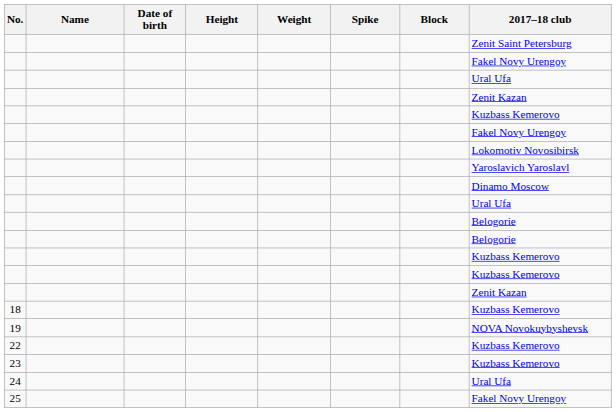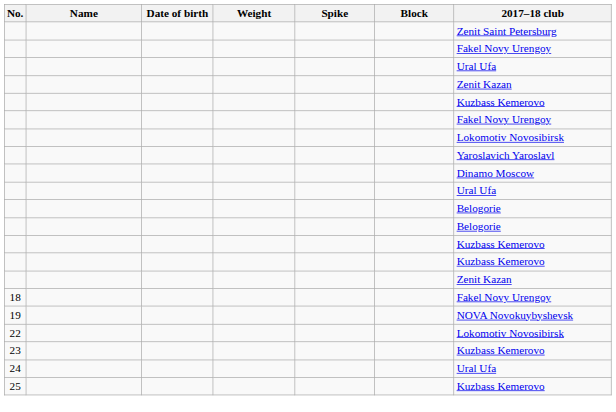- column: (222, 19)
(516, 310) Kuzbass Kemerovo -> (504, 297) Fakel Novy Urengoy
(516, 345) Kuzbass Kemerovo -> (510, 333) Lokomotiv Novosibirsk
(519, 398) Fakel Novy Urengoy -> (501, 386) Kuzbass Kemerovo
